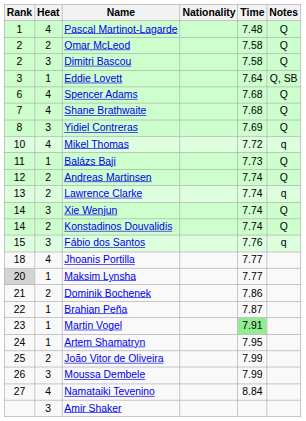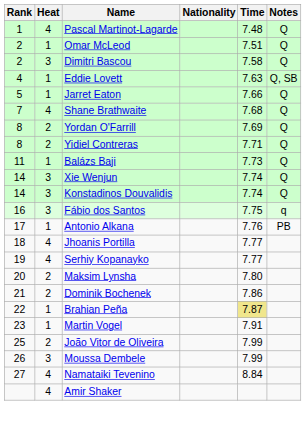(48, 45) 2 -> (48, 45) 1
(252, 45) 7.58 -> (252, 45) 7.51
(19, 78) 3 -> (19, 78) 4
(252, 78) 7.64 -> (252, 78) 7.63
+ row: (93, 95)
- row: (101, 95)
+ row: (100, 128)
(48, 128) 3 -> (48, 144) 2
(252, 128) 7.69 -> (252, 144) 7.71
- row: (97, 144)
- row: (108, 177)
- row: (103, 194)
(48, 227) 2 -> (48, 194) 3
(19, 243) 15 -> (19, 210) 16
(252, 243) 7.76 -> (252, 210) 7.75
+ row: (99, 227)
+ row: (106, 260)
(19, 276) lightgrey background -> (19, 276) no background
(48, 276) 1 -> (48, 276) 2
(252, 276) 7.77 -> (252, 276) 7.80
(252, 309) no background -> (252, 309) khaki background
(252, 326) lightgreen background -> (252, 326) no background
- row: (105, 342)
(48, 408) 3 -> (48, 392) 4
